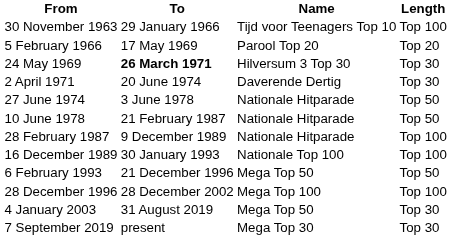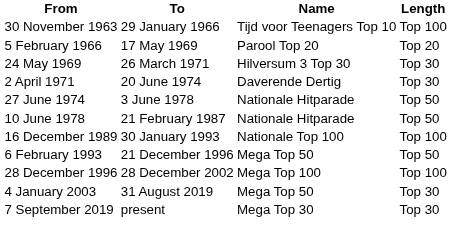(166, 63) bold -> (165, 63) normal
- row: (57, 136)
